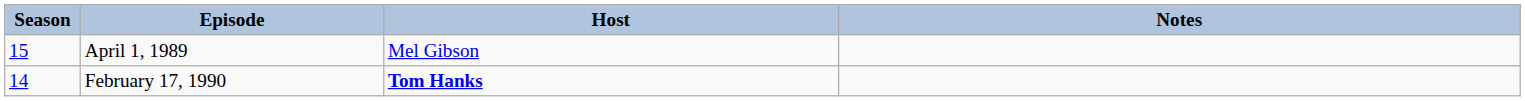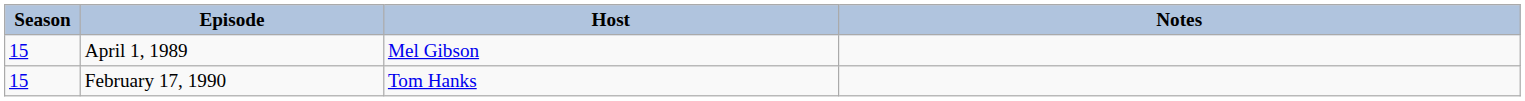(19, 80) 14 -> (19, 80) 15
(435, 80) bold -> (432, 80) normal
